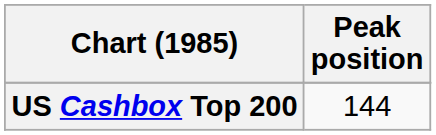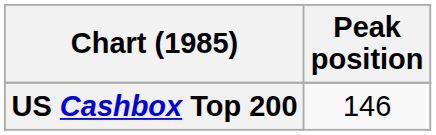(367, 105) 144 -> (367, 105) 146
